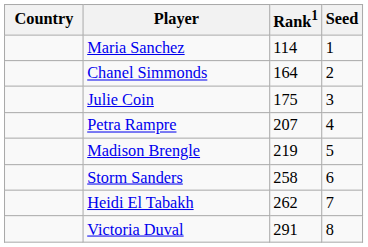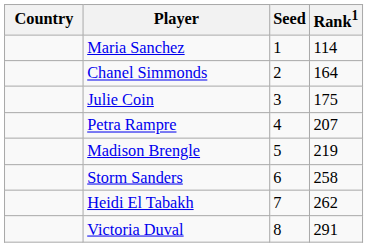columns swapped: (296, 19) <-> (342, 19)
